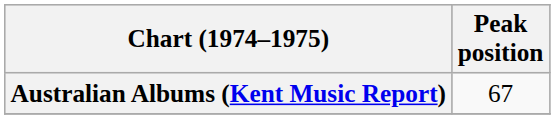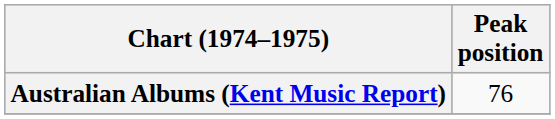(501, 93) 67 -> (501, 93) 76
